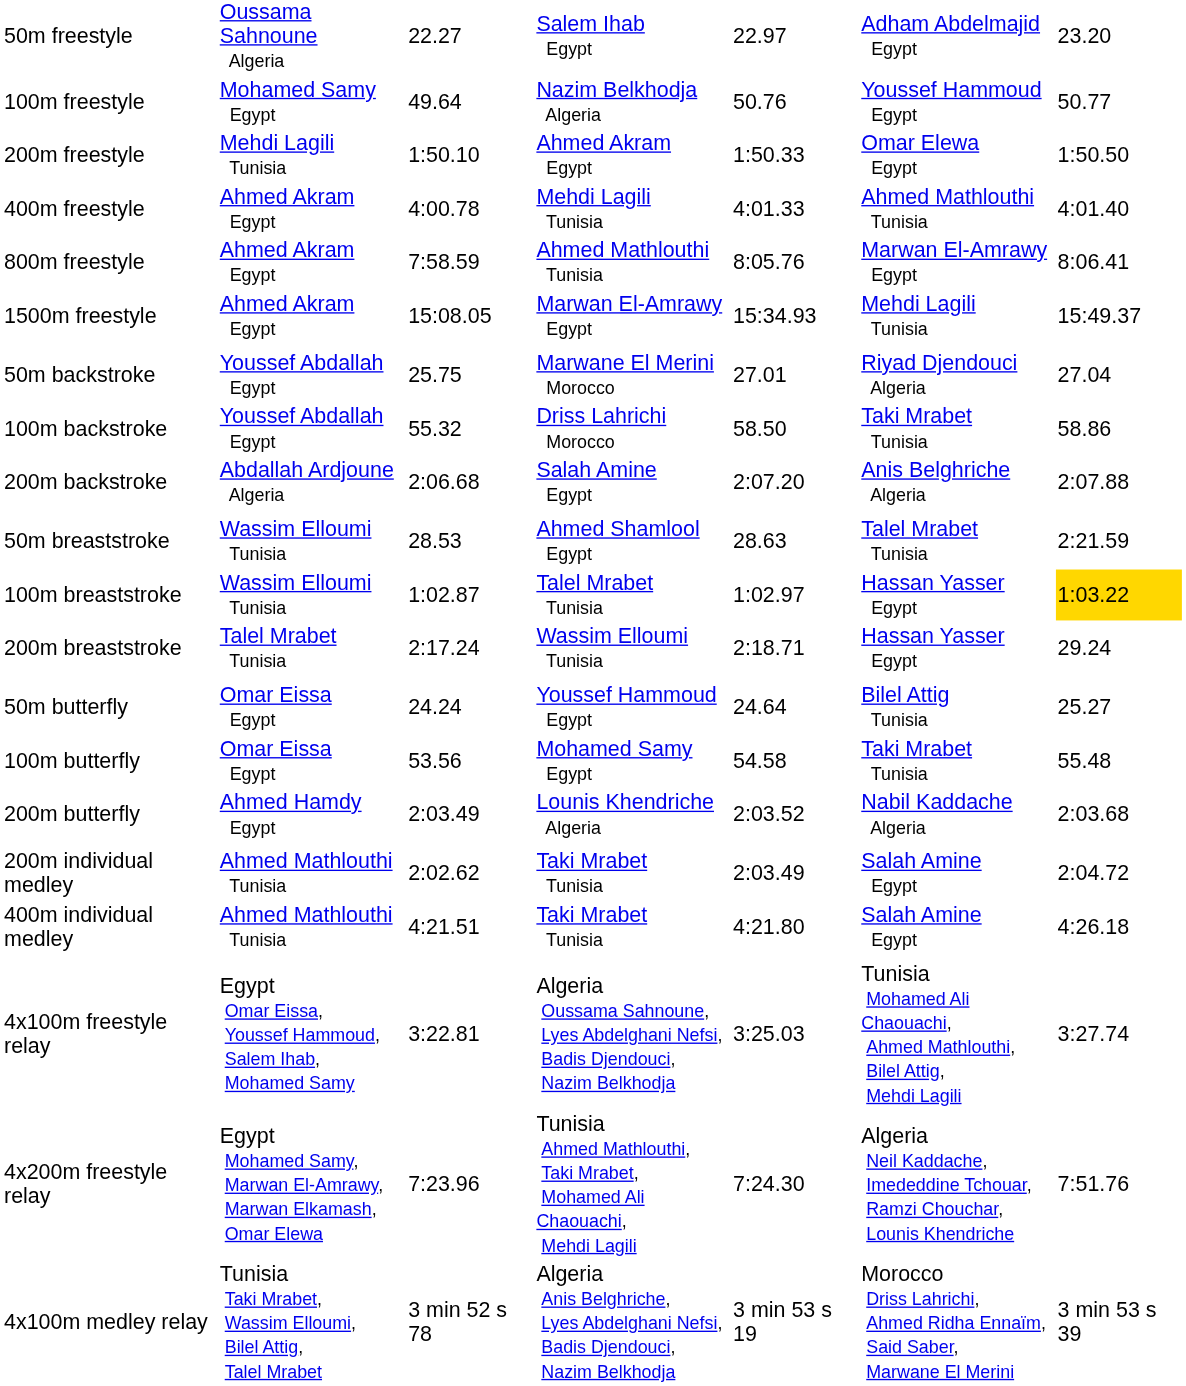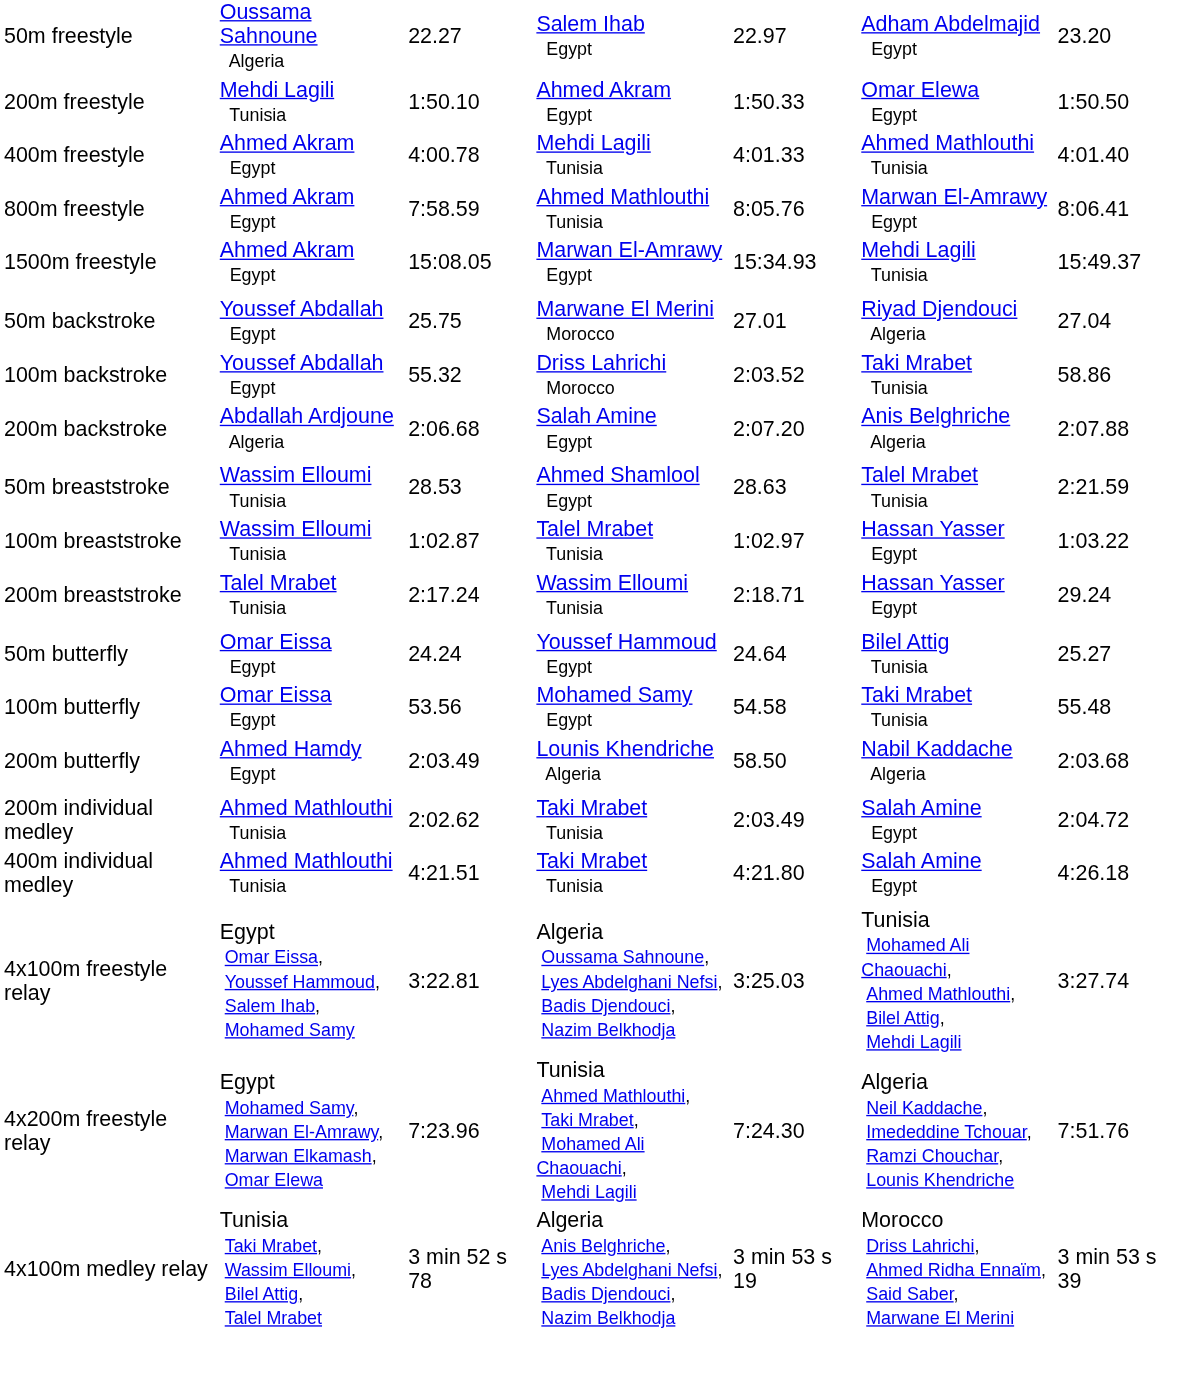- row: (74, 101)
(760, 428) 58.50 -> (769, 375) 2:03.52
(1093, 594) gold background -> (1093, 541) no background
(769, 814) 2:03.52 -> (760, 760) 58.50
